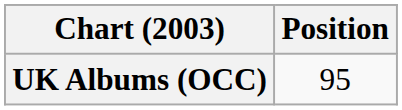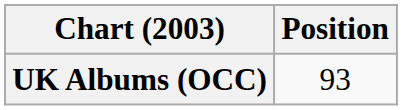(335, 78) 95 -> (335, 78) 93
